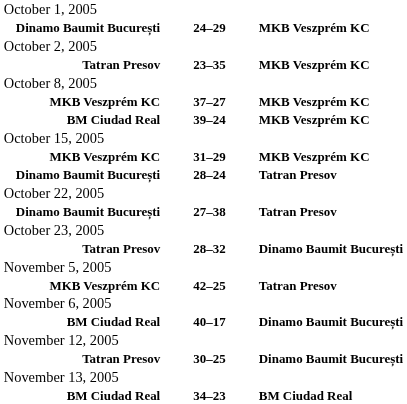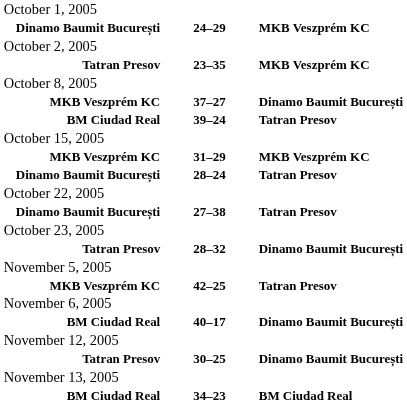(314, 101) MKB Veszprém KC -> (331, 101) Dinamo Baumit București
(314, 119) MKB Veszprém KC -> (298, 119) Tatran Presov
